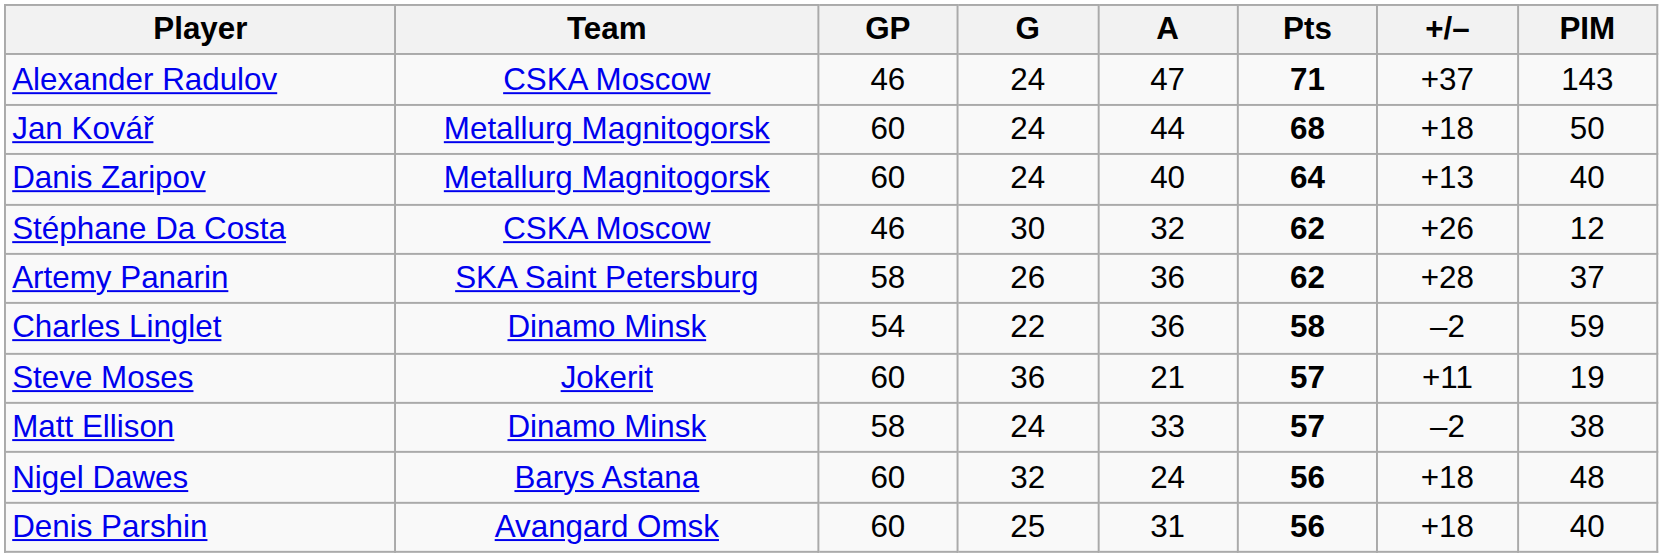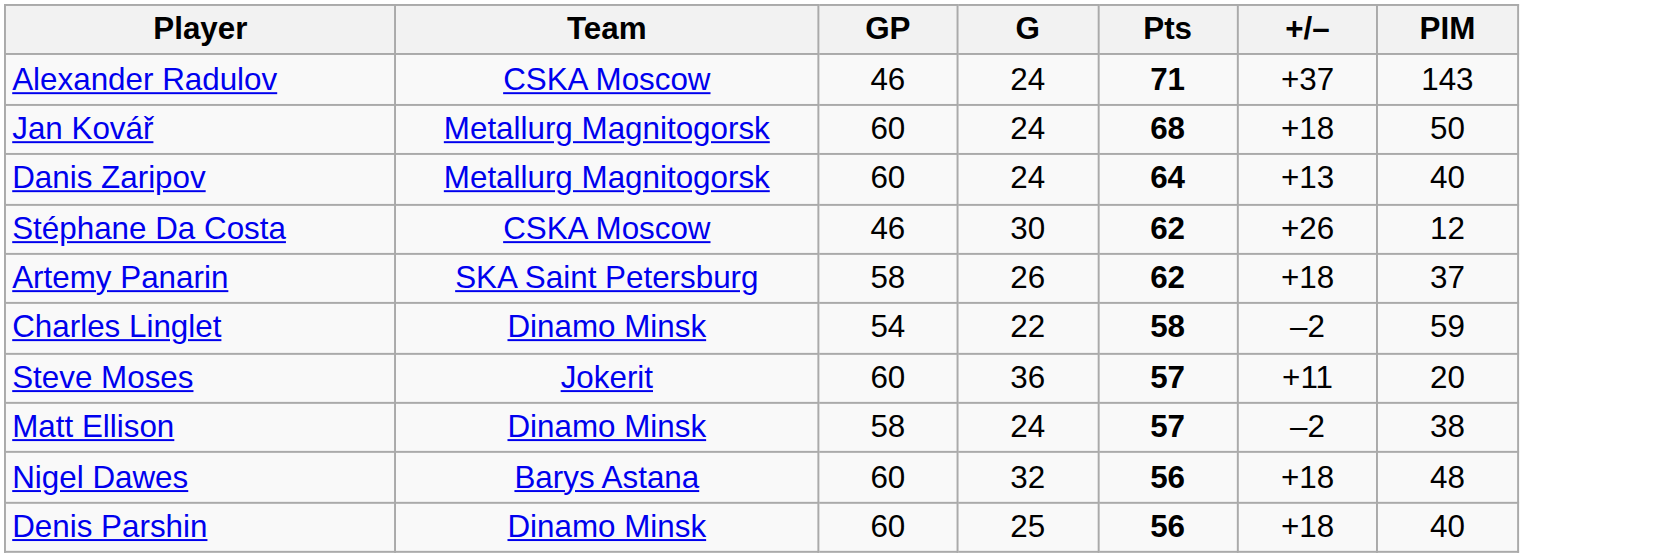- column: (1168, 29)
(1447, 278) +28 -> (1308, 278) +18
(1587, 377) 19 -> (1447, 377) 20
(607, 526) Avangard Omsk -> (607, 526) Dinamo Minsk
